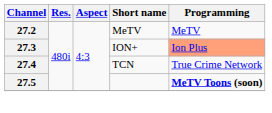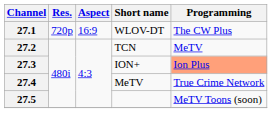+ row: (26, 30)
(127, 30) MeTV -> (125, 47) TCN
(123, 64) TCN -> (129, 82) MeTV
(217, 82) bold -> (218, 99) normal
